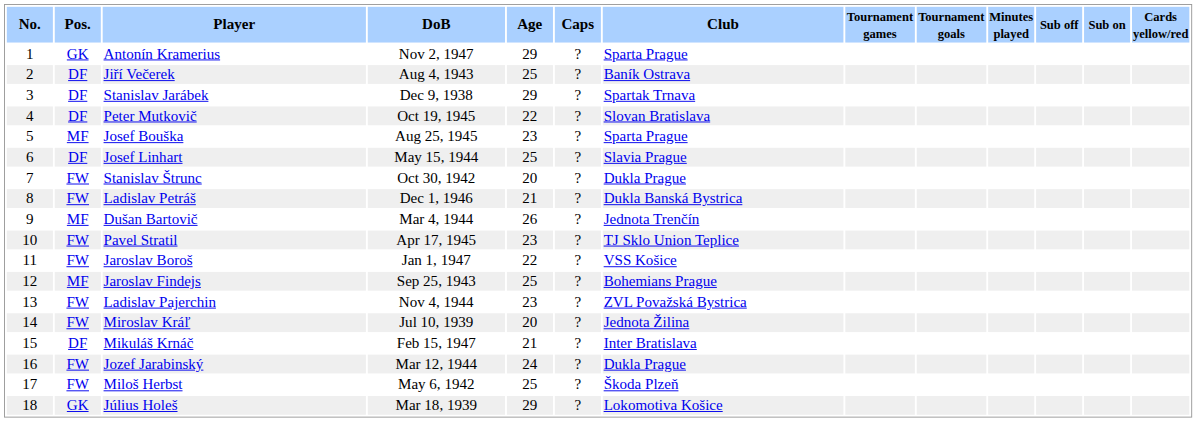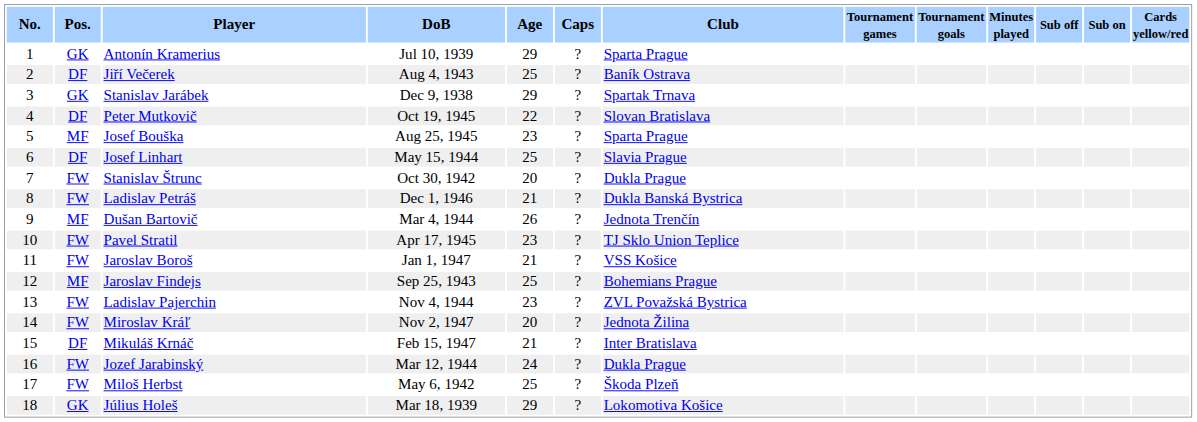(436, 53) Nov 2, 1947 -> (436, 53) Jul 10, 1939
(78, 95) DF -> (78, 95) GK
(530, 260) 22 -> (530, 260) 21
(436, 322) Jul 10, 1939 -> (436, 322) Nov 2, 1947
